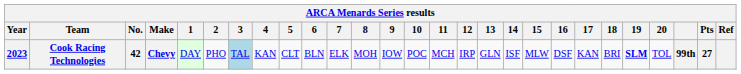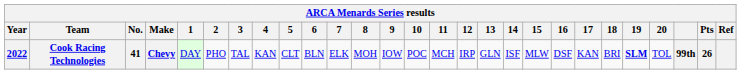(17, 54) 2023 -> (17, 54) 2022
(135, 54) 42 -> (135, 54) 41
(240, 54) lightblue background -> (240, 54) no background
(707, 54) 27 -> (707, 54) 26
